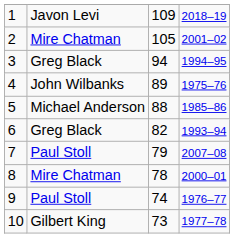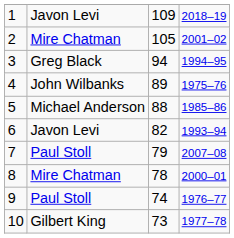(66, 130) Greg Black -> (65, 130) Javon Levi
